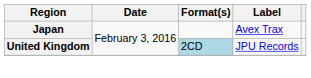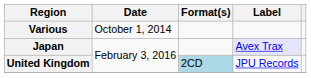+ row: (48, 30)
(259, 30) no background -> (259, 47) lavender background
